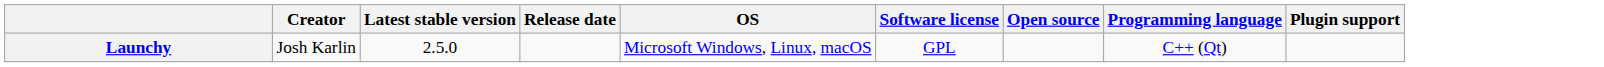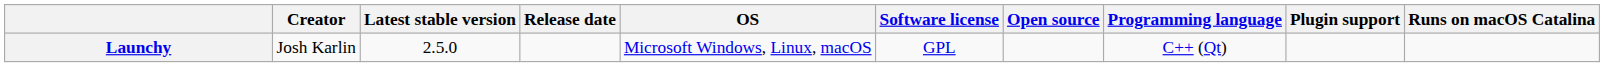+ column: (1502, 18)
